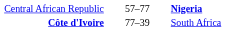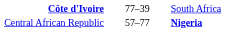rows swapped: (54, 9) <-> (76, 22)
